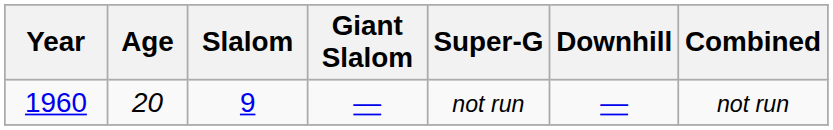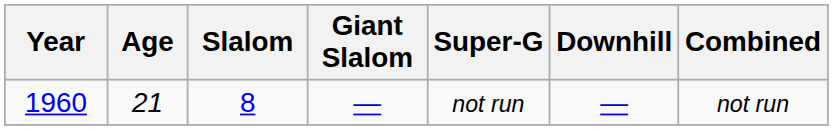(147, 102) 20 -> (147, 102) 21
(248, 102) 9 -> (248, 102) 8
